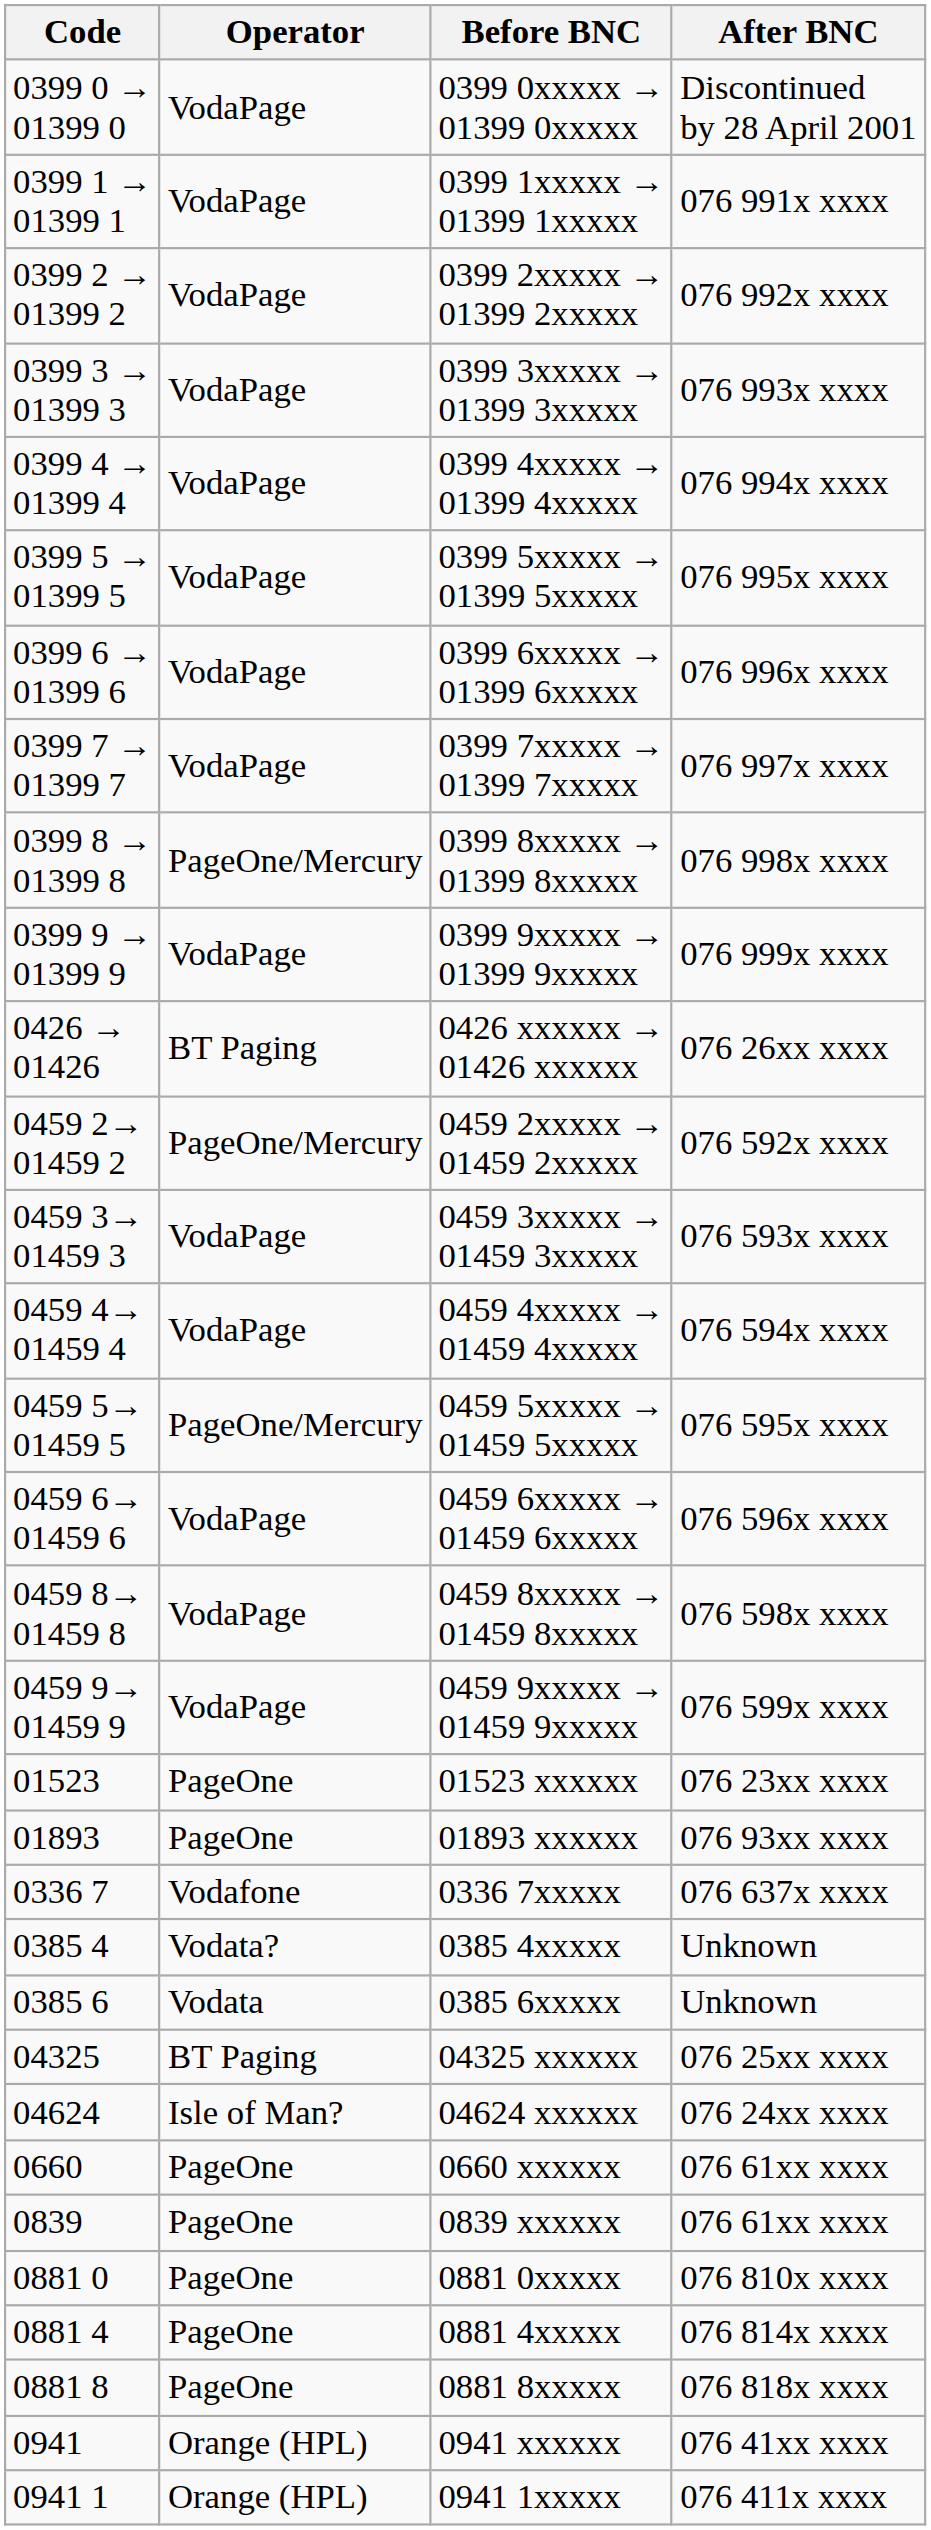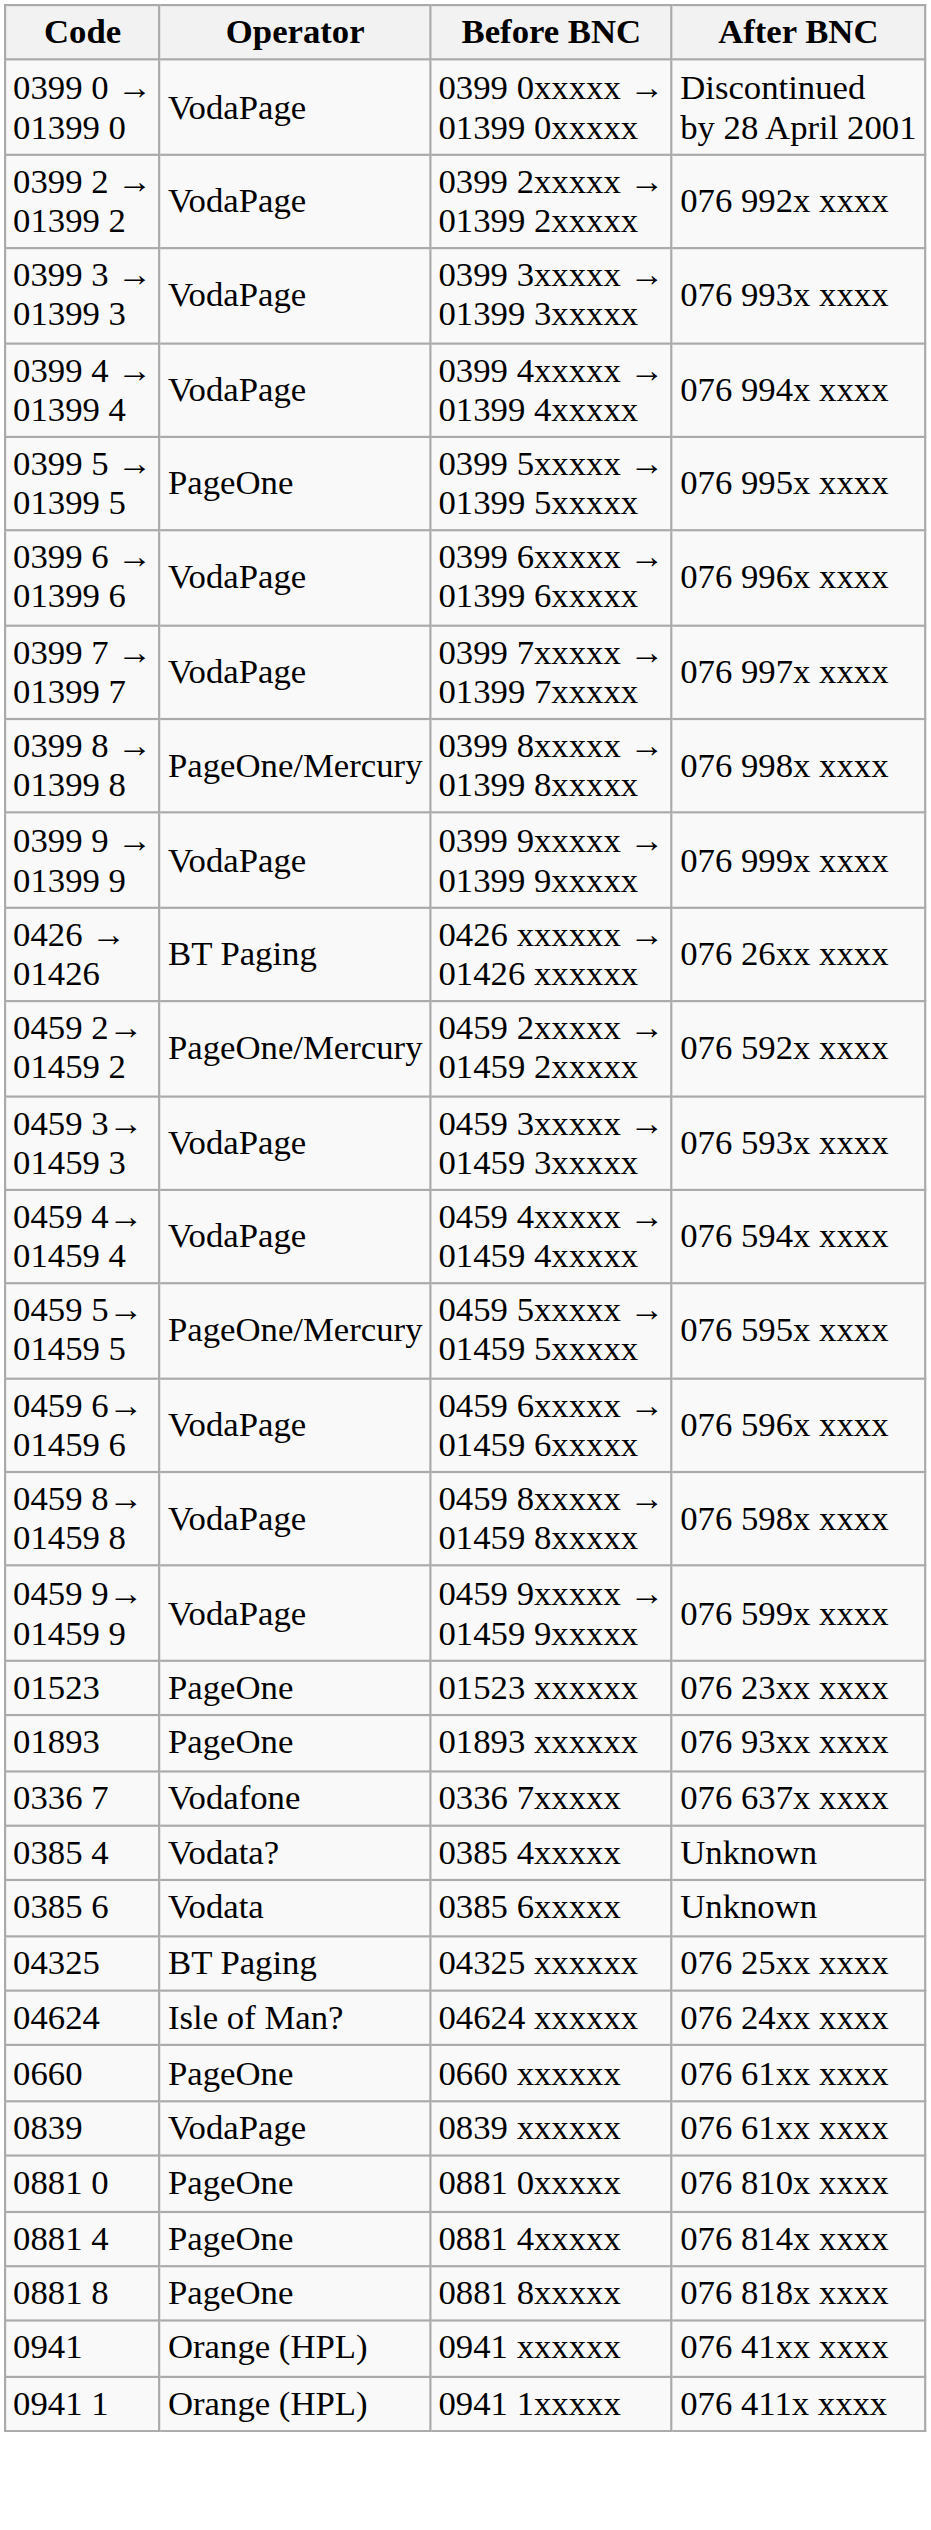- row: (551, 200)
(237, 577) VodaPage -> (231, 483) PageOne
(231, 2221) PageOne -> (237, 2127) VodaPage
